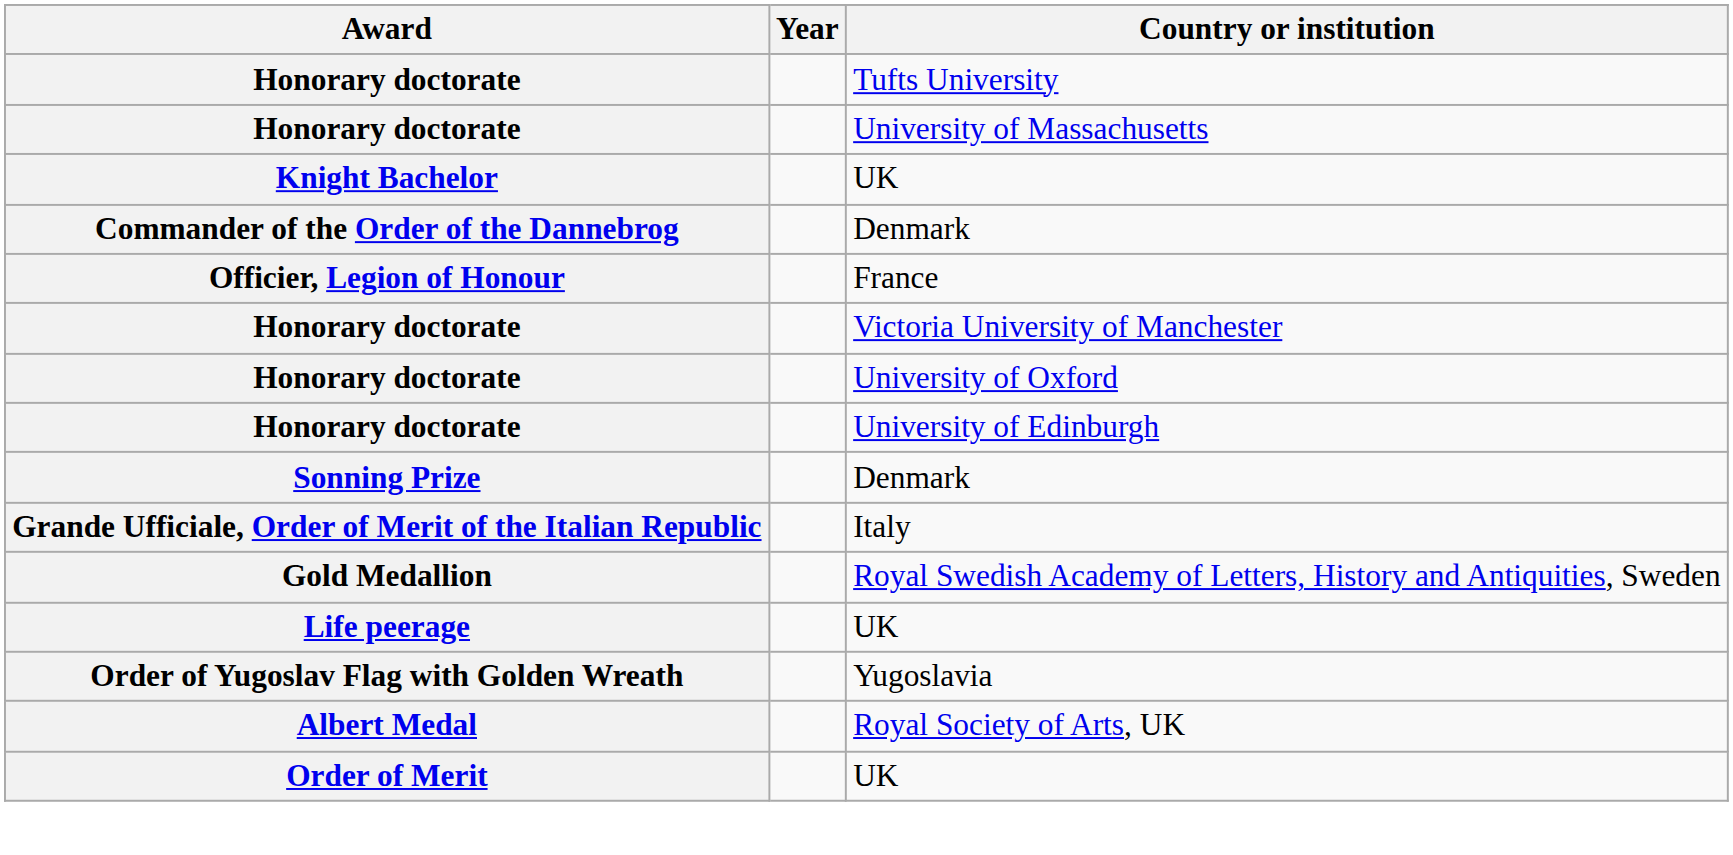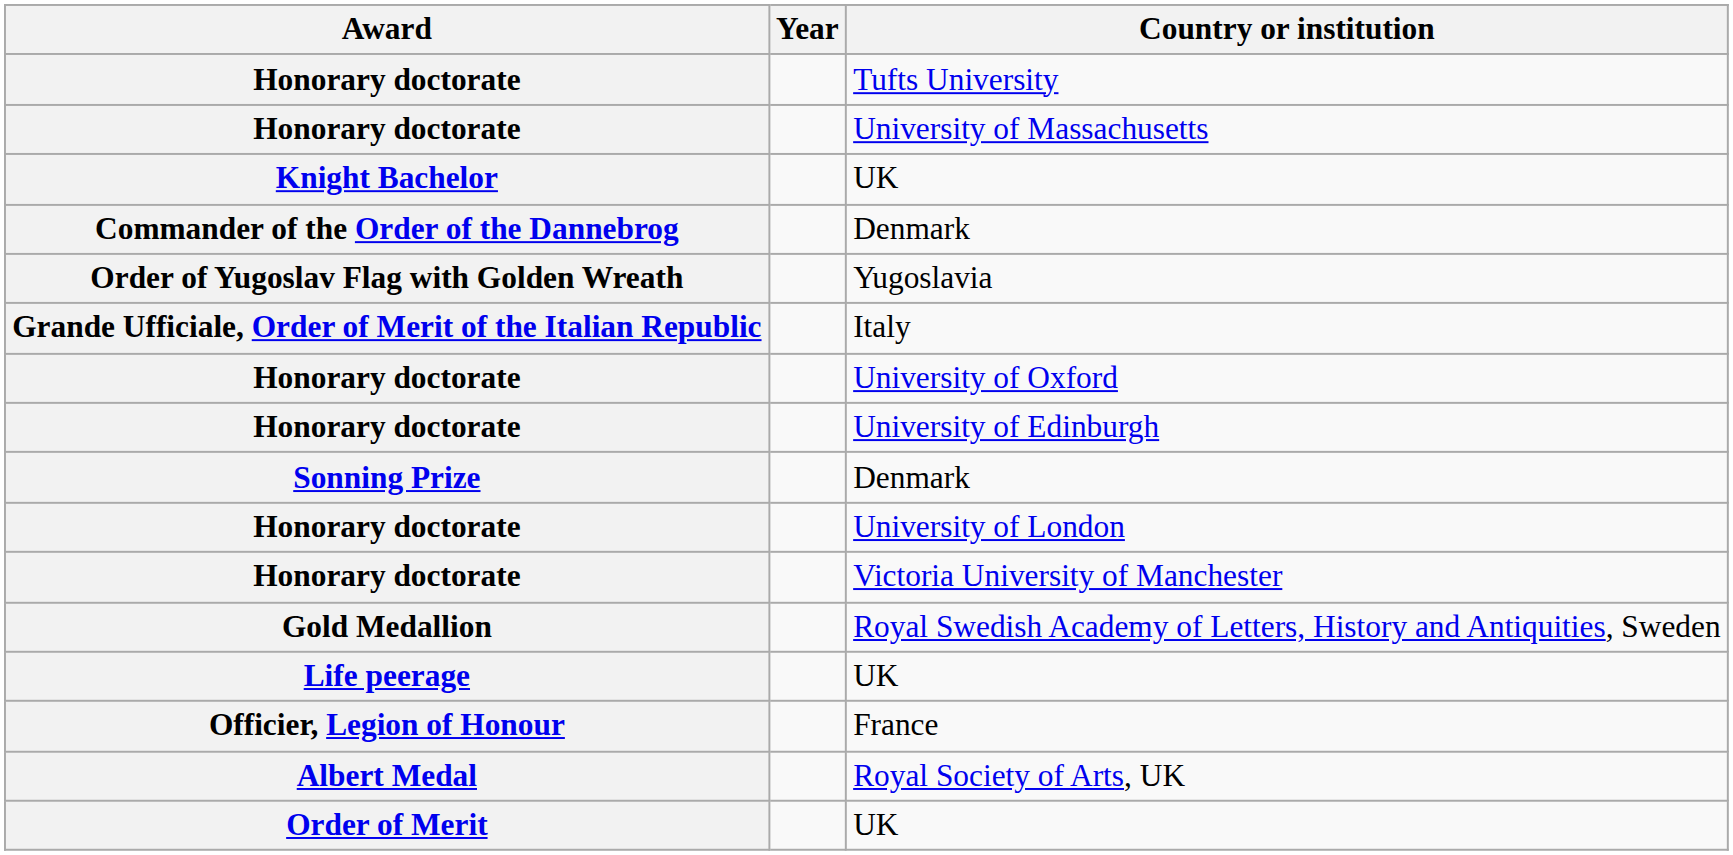rows swapped: (387, 278) <-> (387, 675)
rows swapped: (387, 526) <-> (387, 327)
+ row: (387, 526)
